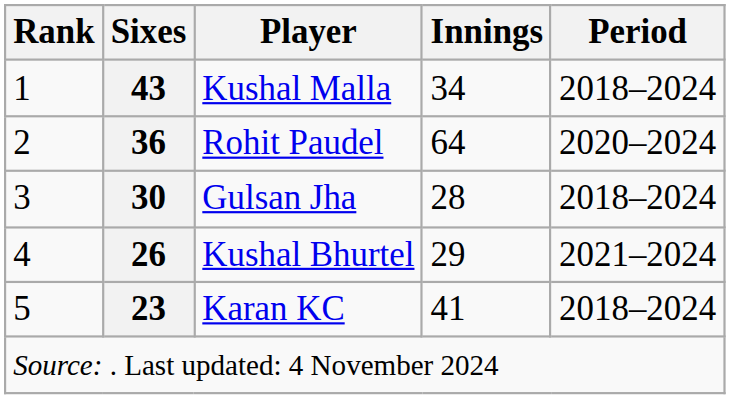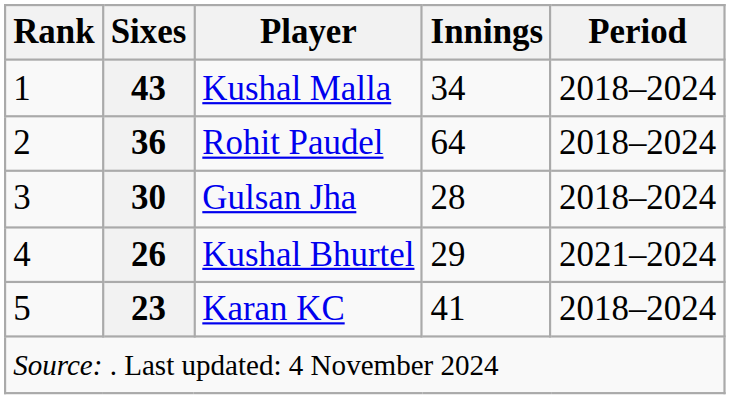(638, 142) 2020–2024 -> (638, 142) 2018–2024
